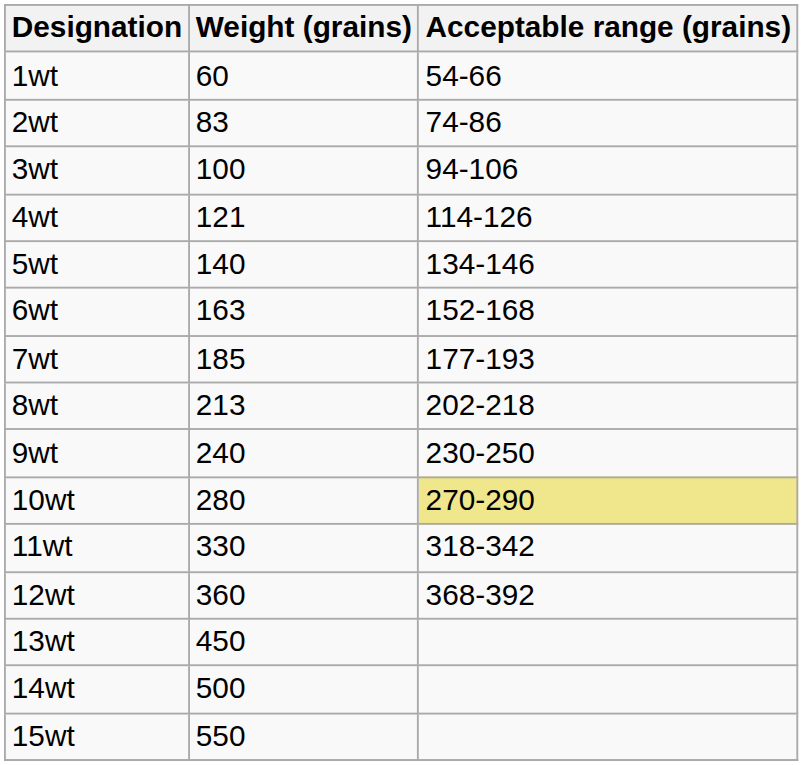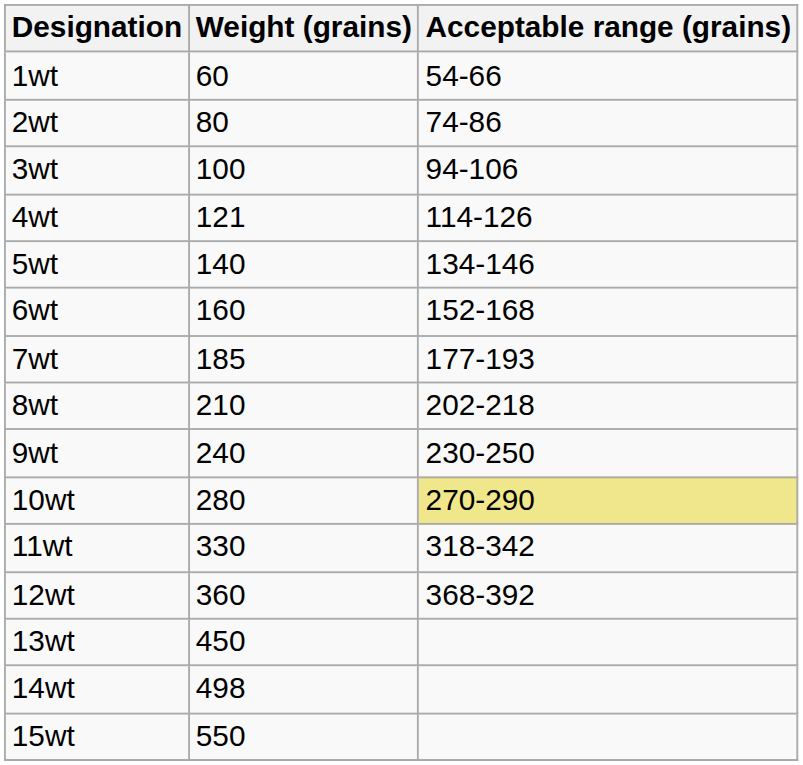(212, 122) 83 -> (212, 122) 80
(221, 311) 163 -> (221, 311) 160
(221, 405) 213 -> (221, 405) 210
(221, 688) 500 -> (221, 688) 498
